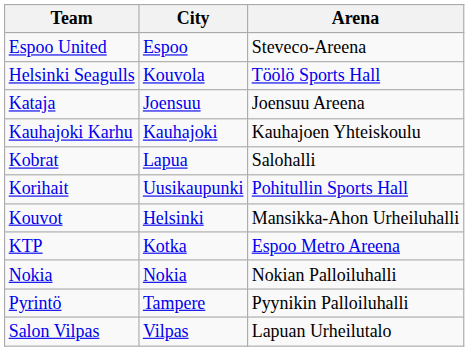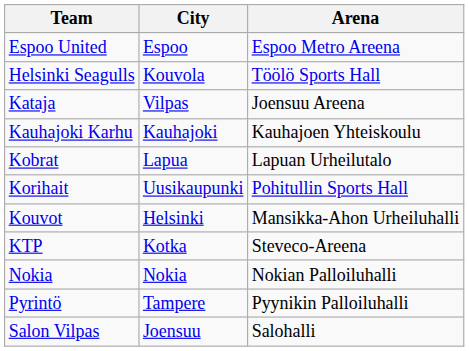(309, 47) Steveco-Areena -> (326, 47) Espoo Metro Areena
(172, 103) Joensuu -> (166, 103) Vilpas
(284, 160) Salohalli -> (322, 160) Lapuan Urheilutalo
(326, 246) Espoo Metro Areena -> (309, 246) Steveco-Areena
(166, 331) Vilpas -> (172, 331) Joensuu
(322, 331) Lapuan Urheilutalo -> (284, 331) Salohalli
